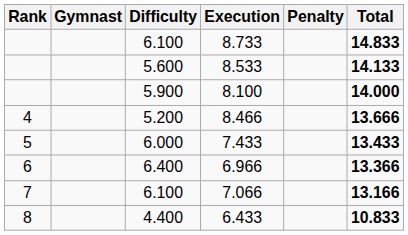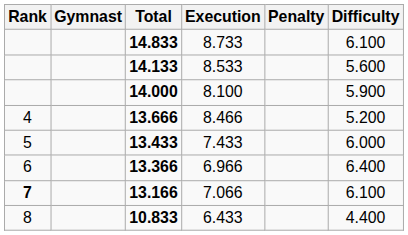columns swapped: (163, 17) <-> (375, 17)
(28, 192) normal -> (28, 192) bold
